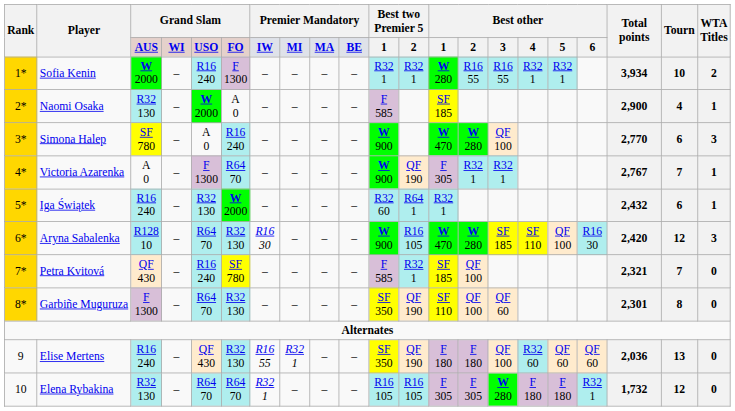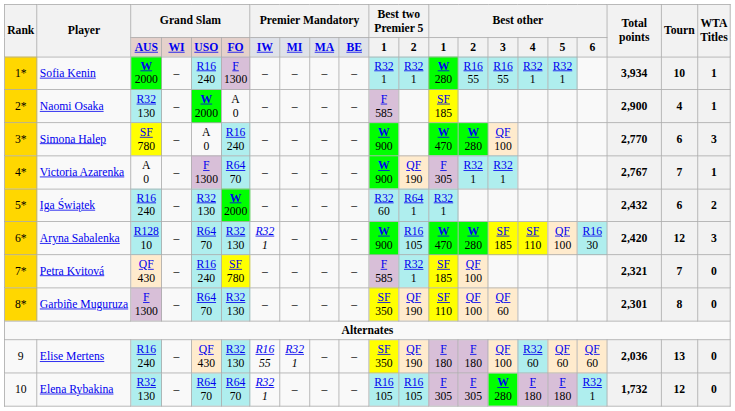(714, 73) 2 -> (714, 73) 1
(714, 205) 1 -> (714, 205) 2
(265, 238) R16 30 -> (265, 238) R32 1
